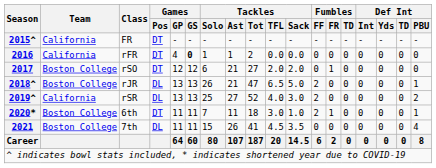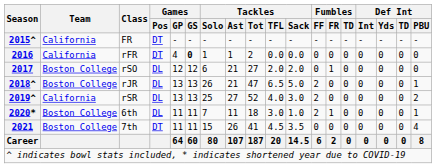(157, 69) DT -> (157, 69) DL
(157, 112) DT -> (157, 112) DL
(157, 127) DL -> (157, 127) DT
